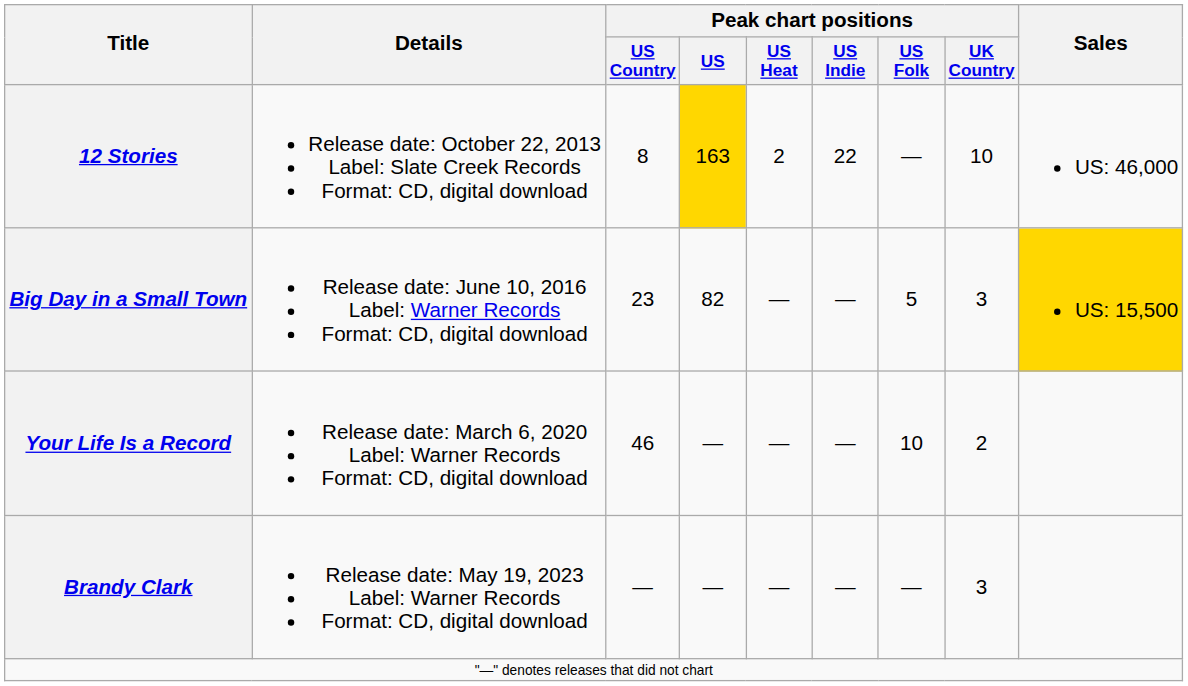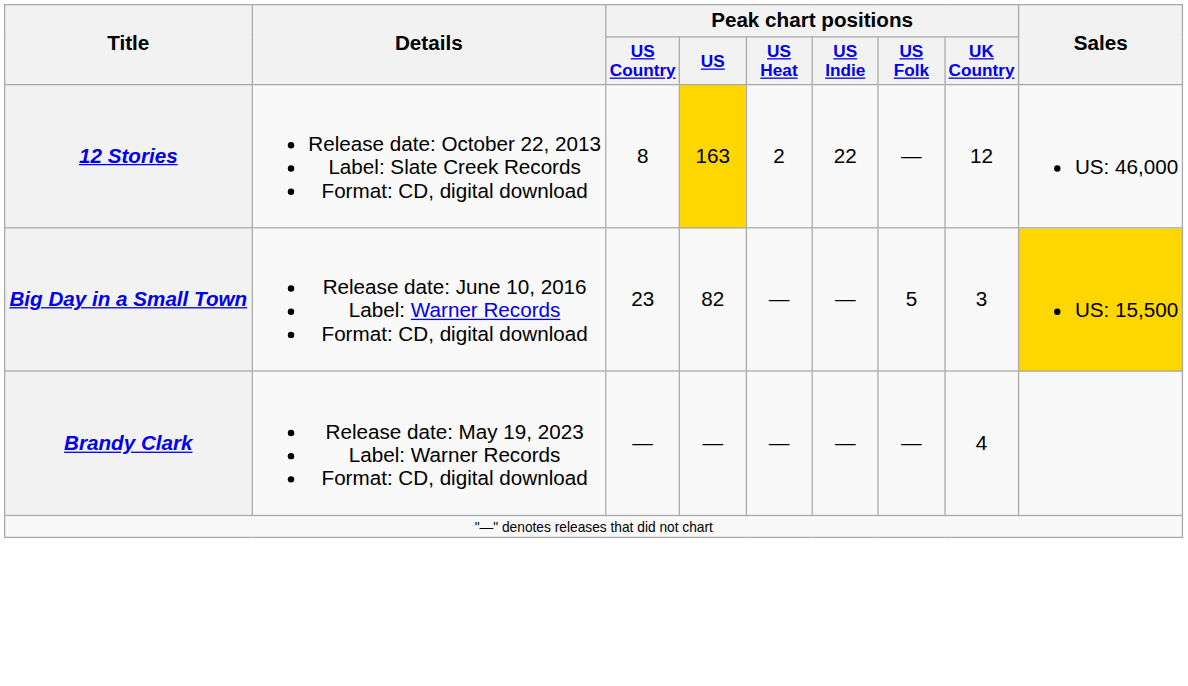(982, 155) 10 -> (982, 155) 12
- row: (128, 443)
(981, 586) 3 -> (981, 443) 4
